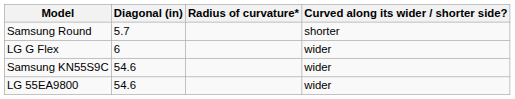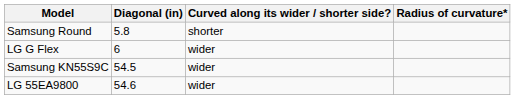columns swapped: (243, 13) <-> (406, 13)
(122, 31) 5.7 -> (122, 31) 5.8
(125, 67) 54.6 -> (125, 67) 54.5
